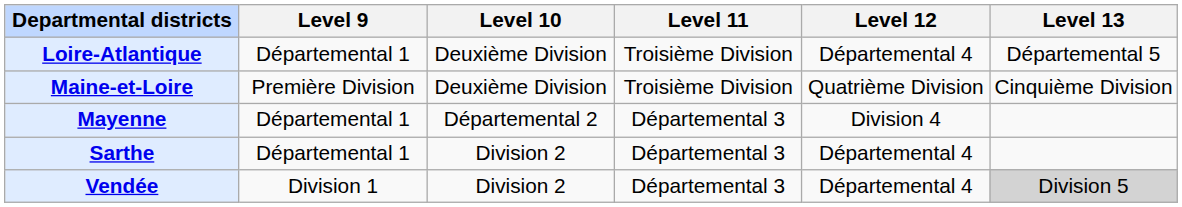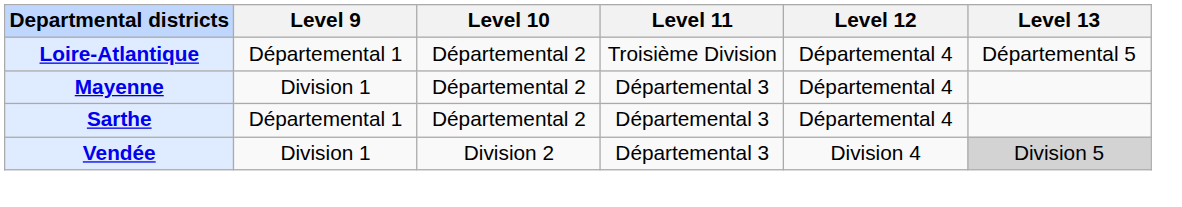(521, 53) Deuxième Division -> (509, 53) Départemental 2
- row: (122, 86)
(333, 119) Départemental 1 -> (326, 86) Division 1
(896, 119) Division 4 -> (876, 86) Départemental 4
(521, 152) Division 2 -> (509, 119) Départemental 2
(896, 185) Départemental 4 -> (876, 152) Division 4
